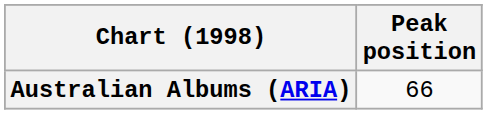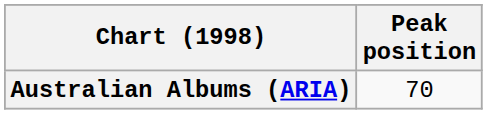(419, 90) 66 -> (419, 90) 70
